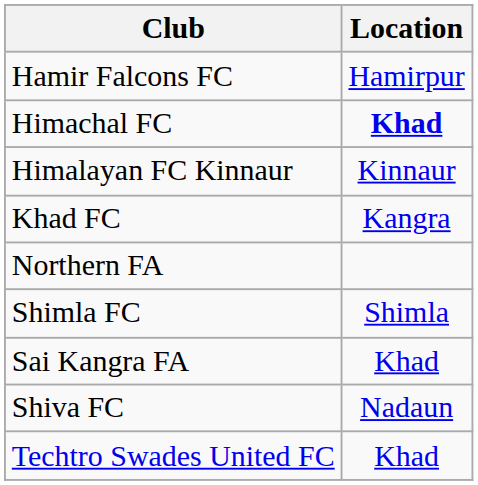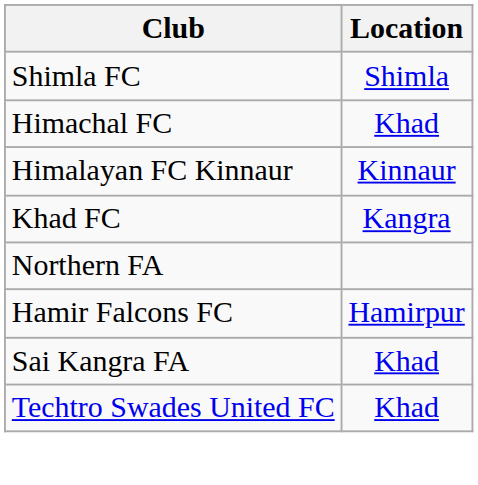rows swapped: (122, 75) <-> (76, 312)
(407, 123) bold -> (407, 123) normal
- row: (68, 407)
